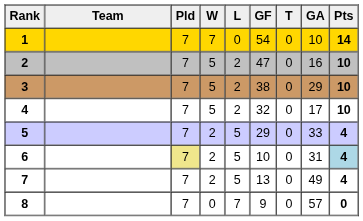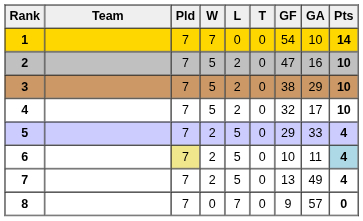columns swapped: (289, 16) <-> (263, 16)
(315, 156) 31 -> (315, 156) 11
